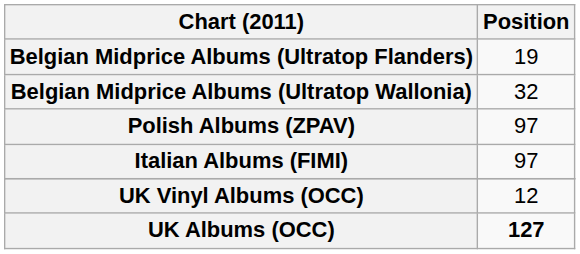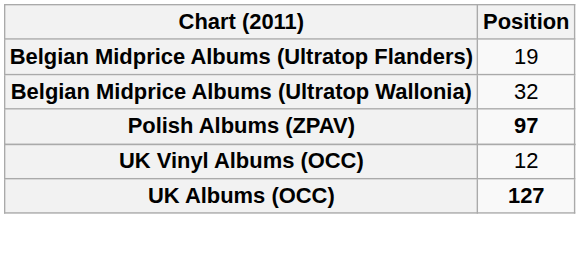(526, 126) normal -> (526, 126) bold
- row: (241, 160)
